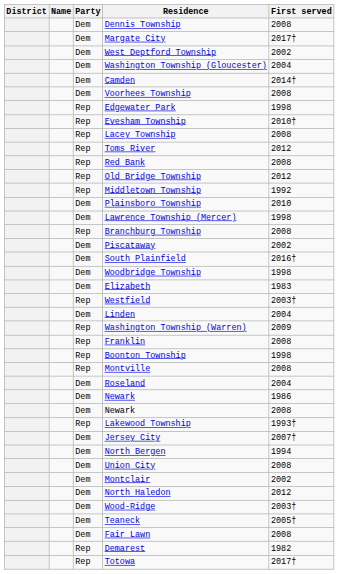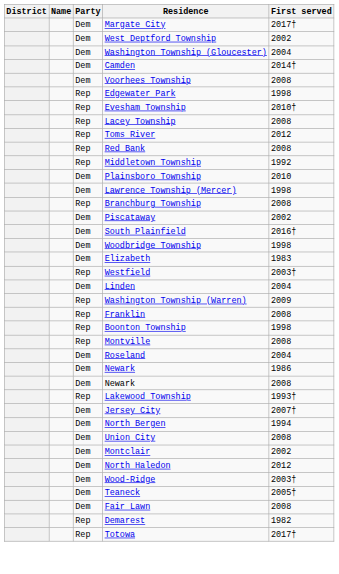- row: (83, 25)
- row: (83, 176)
